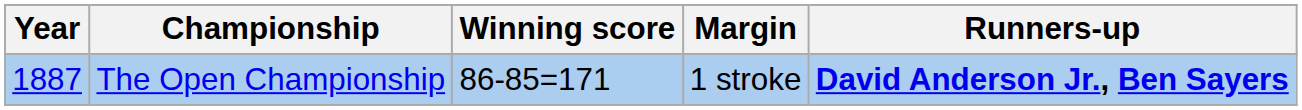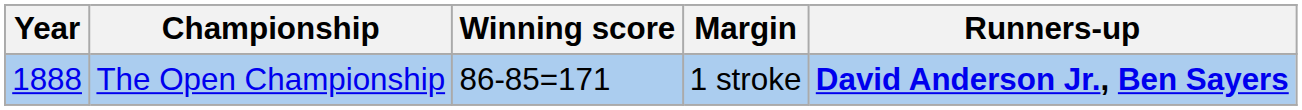(47, 79) 1887 -> (47, 79) 1888
